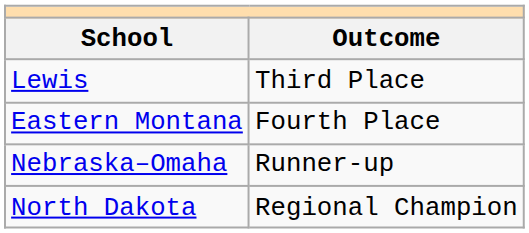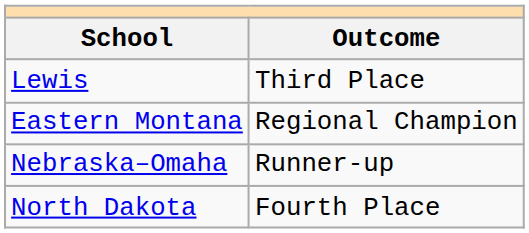(348, 123) Fourth Place -> (386, 123) Regional Champion
(386, 207) Regional Champion -> (348, 207) Fourth Place
